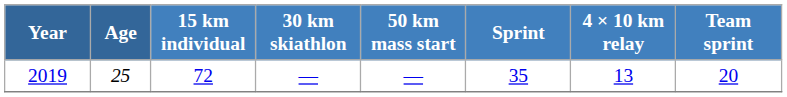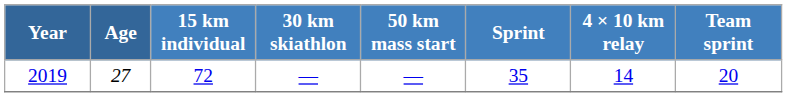(121, 75) 25 -> (121, 75) 27
(623, 75) 13 -> (623, 75) 14
